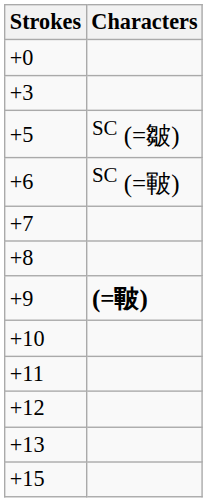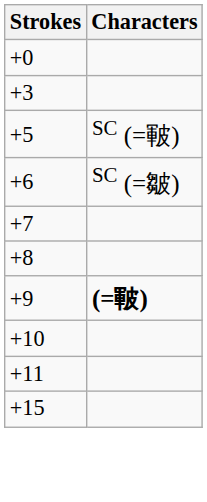(136, 133) SC (=皺) -> (136, 133) SC (=皸)
(136, 180) SC (=皸) -> (136, 180) SC (=皺)
- row: (27, 408)
- row: (27, 444)
